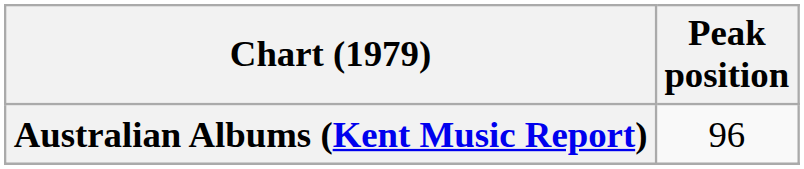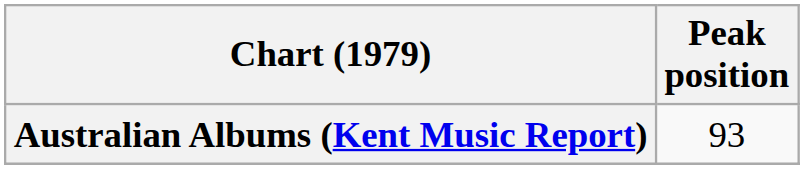(727, 133) 96 -> (727, 133) 93
